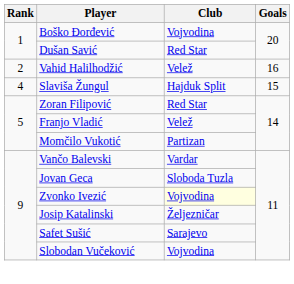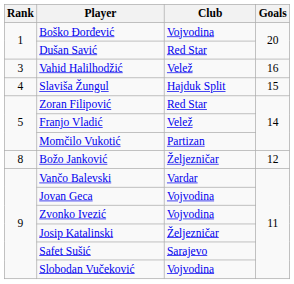(20, 68) 2 -> (20, 68) 3
+ row: (73, 159)
(200, 178) Sloboda Tuzla -> (191, 196) Vojvodina
(191, 196) lightyellow background -> (191, 214) no background
